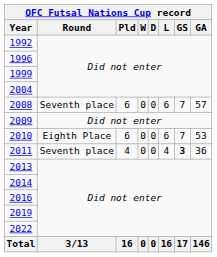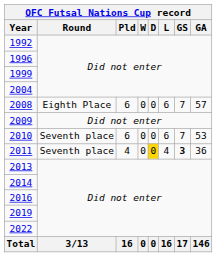(77, 105) Seventh place -> (77, 105) Eighth Place
(77, 136) Eighth Place -> (77, 136) Seventh place
(153, 151) no background -> (153, 151) gold background
